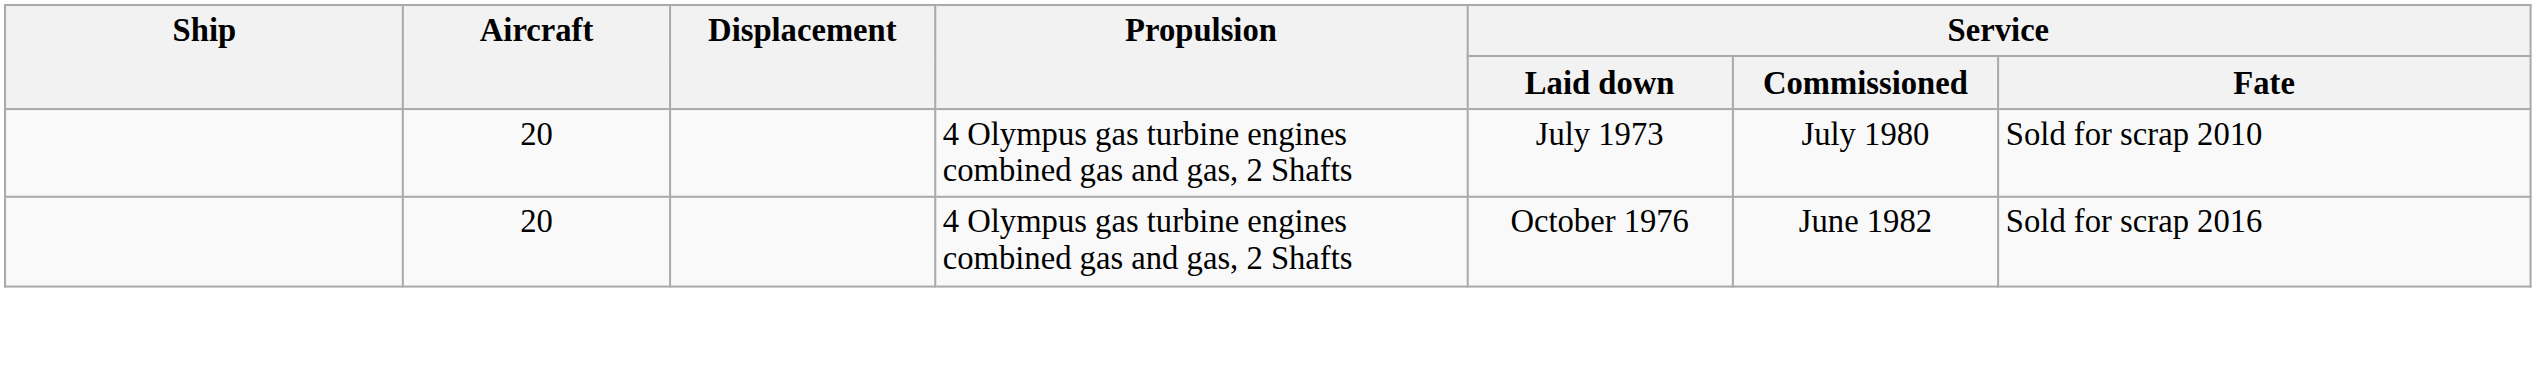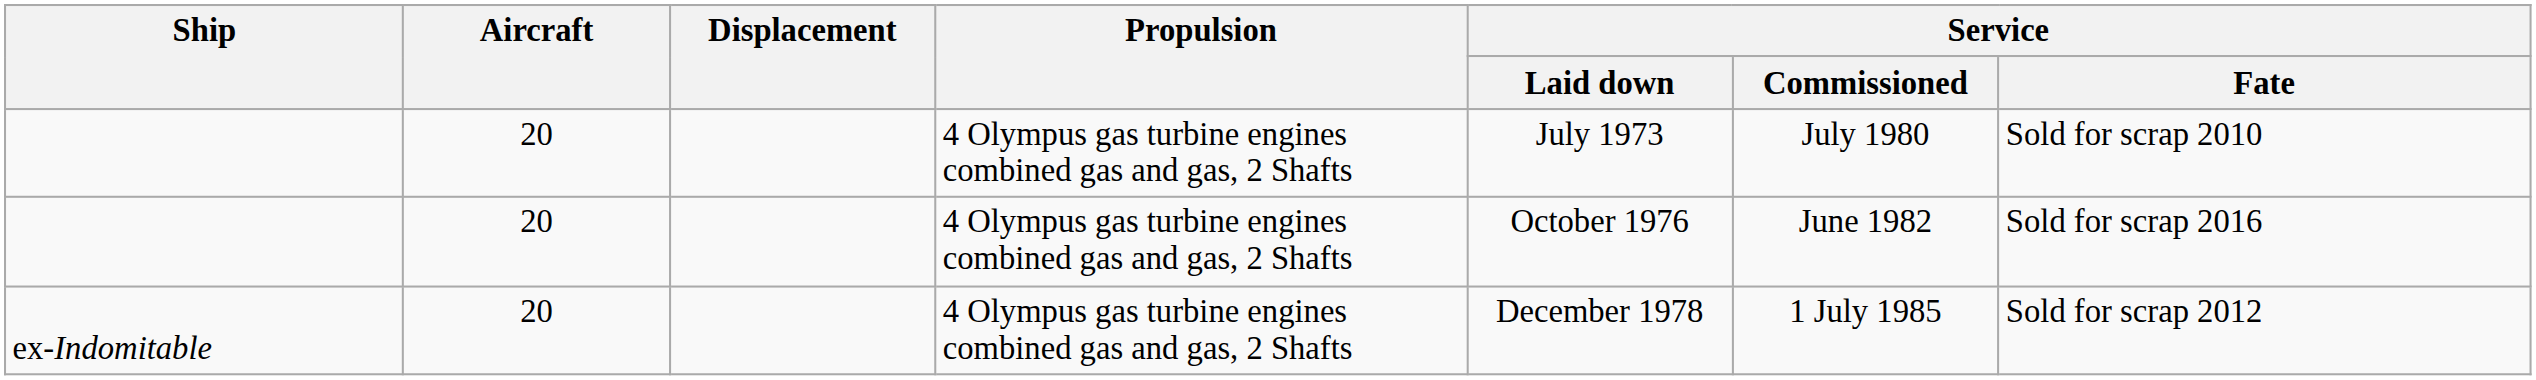+ row: (112, 347)
